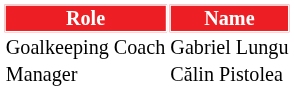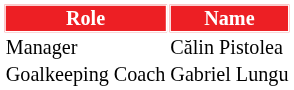rows swapped: (42, 74) <-> (86, 47)
